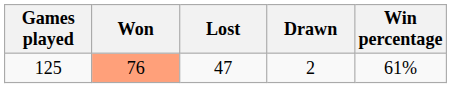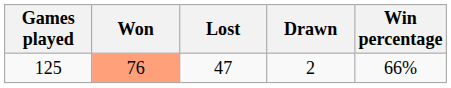(400, 67) 61% -> (400, 67) 66%
